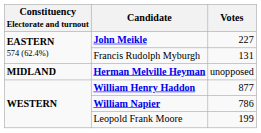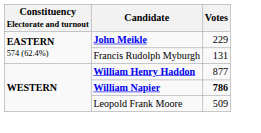(246, 39) 227 -> (220, 39) 229
- row: (149, 71)
(246, 103) normal -> (220, 87) bold
(246, 119) 199 -> (220, 103) 509
